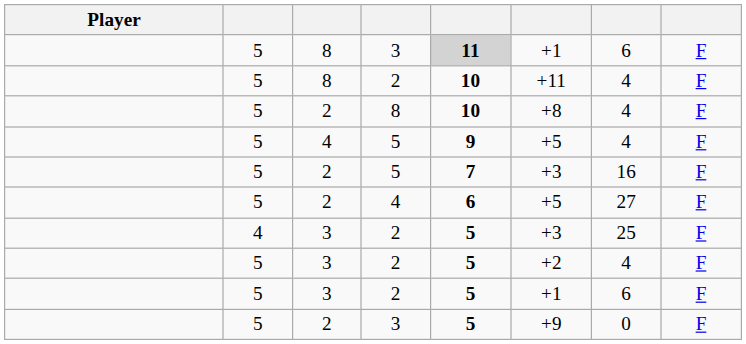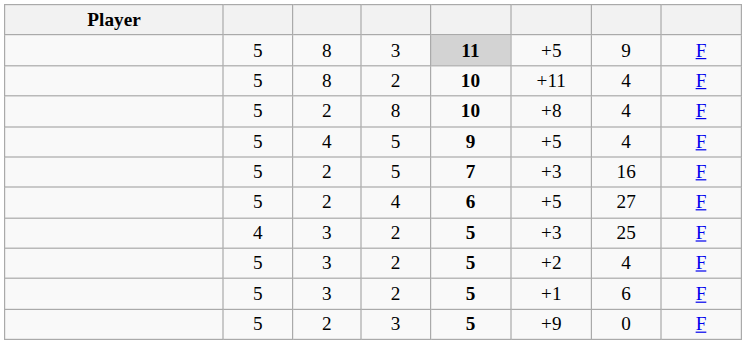(551, 50) +1 -> (551, 50) +5
(626, 50) 6 -> (626, 50) 9
